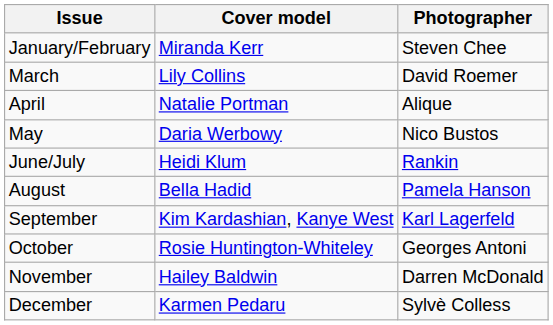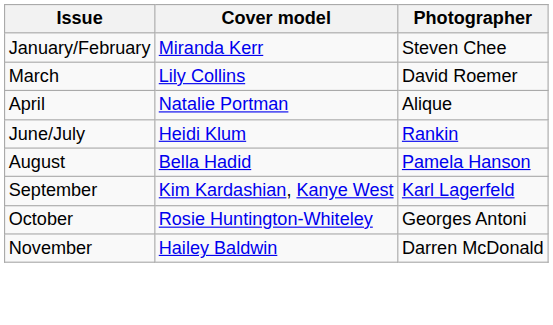- row: (26, 133)
- row: (50, 305)
